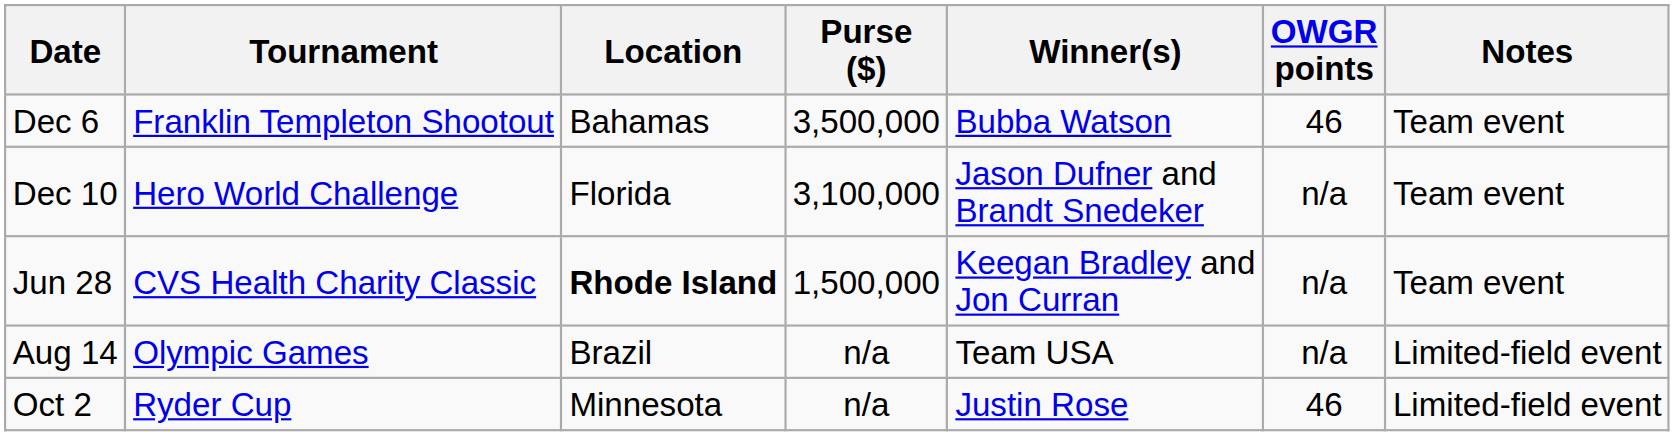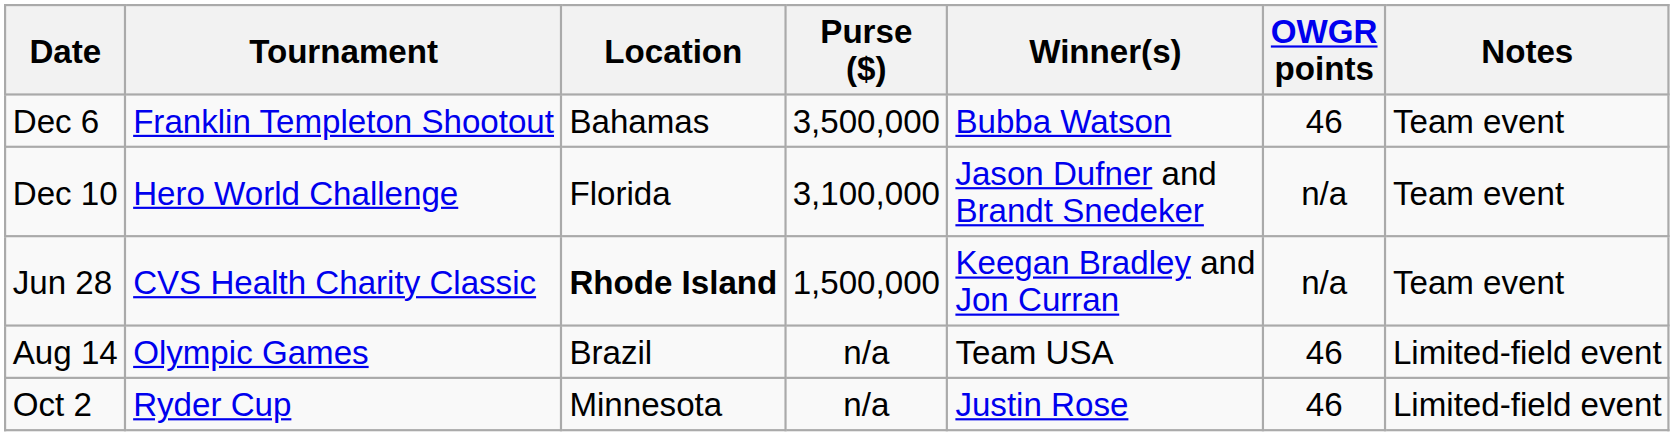(1324, 353) n/a -> (1324, 353) 46
